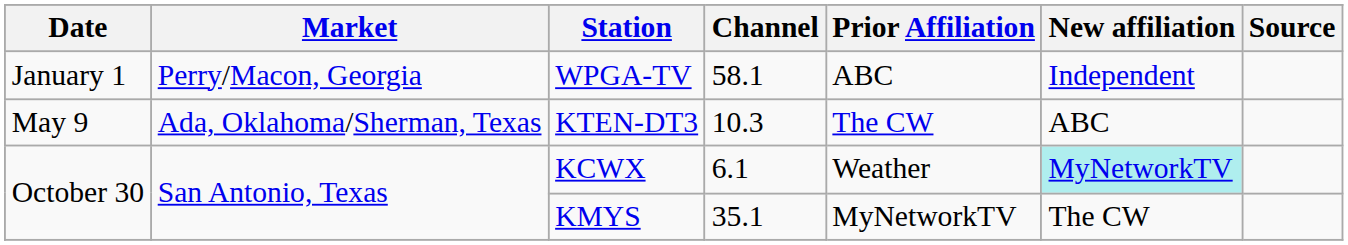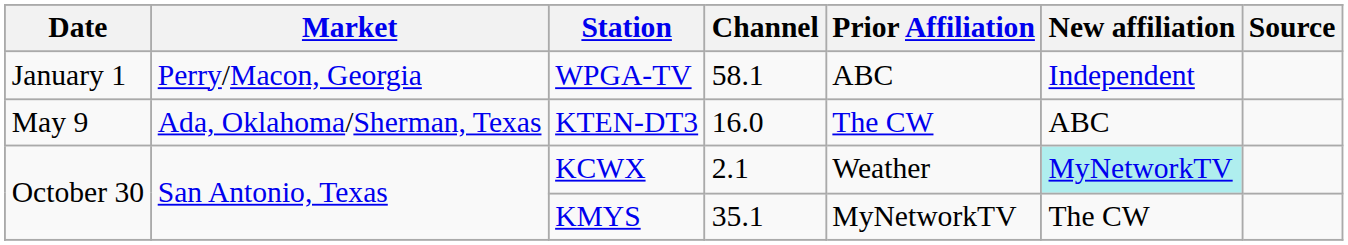(738, 121) 10.3 -> (738, 121) 16.0
(730, 168) 6.1 -> (730, 168) 2.1
